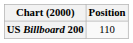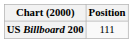(107, 30) 110 -> (107, 30) 111
